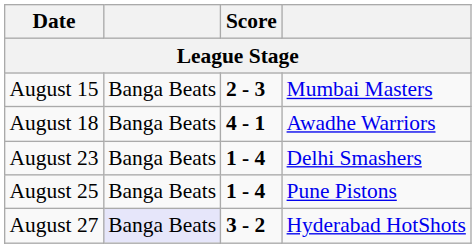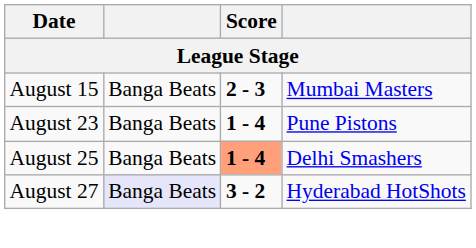- row: (54, 123)
(354, 157) Delhi Smashers -> (342, 123) Pune Pistons
(246, 191) no background -> (246, 157) lightsalmon background
(342, 191) Pune Pistons -> (354, 157) Delhi Smashers
